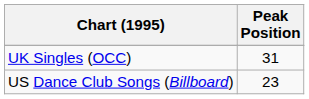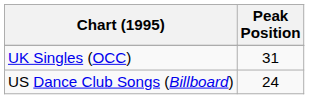(271, 81) 23 -> (271, 81) 24
